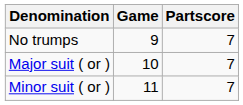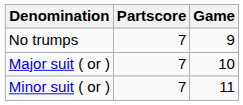columns swapped: (200, 16) <-> (138, 16)
